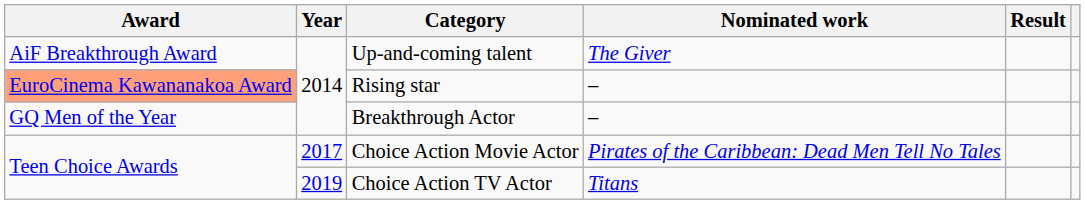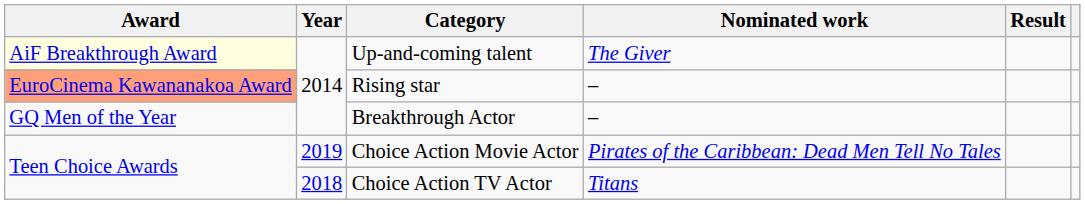(113, 53) no background -> (113, 53) lightyellow background
(322, 150) 2017 -> (322, 150) 2019
(322, 183) 2019 -> (322, 183) 2018
